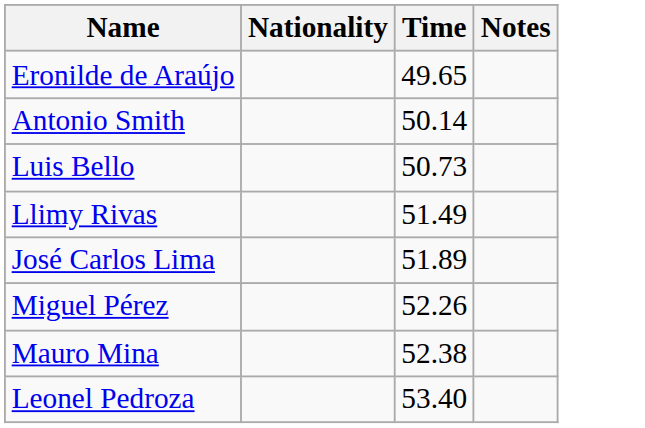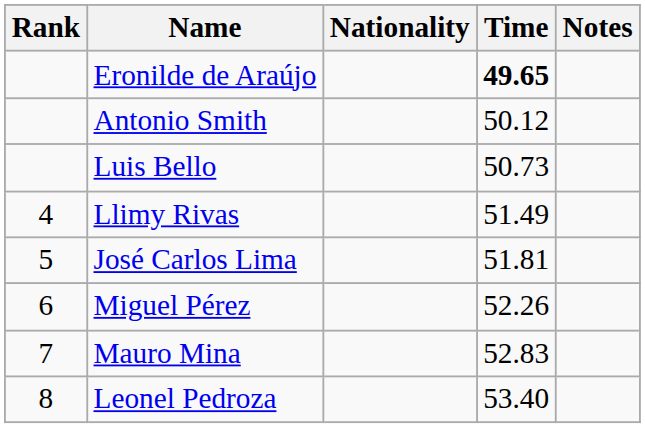+ column: (46, 27)
(434, 74) normal -> (516, 74) bold
(434, 120) 50.14 -> (516, 120) 50.12
(434, 259) 51.89 -> (516, 259) 51.81
(434, 352) 52.38 -> (516, 352) 52.83
